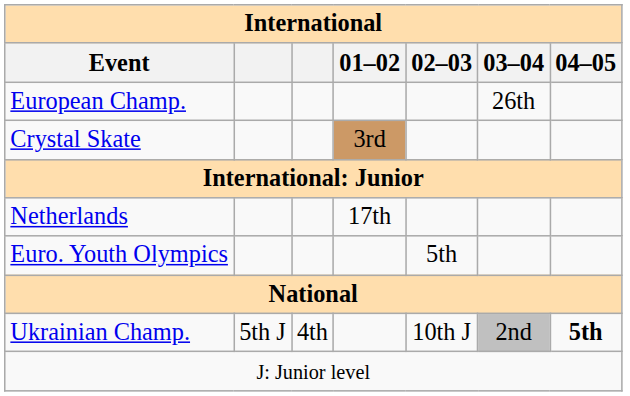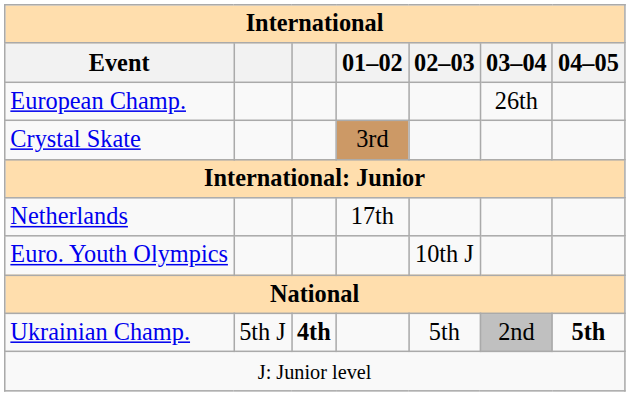(442, 255) 5th -> (444, 255) 10th J
(313, 332) normal -> (314, 332) bold
(442, 332) 10th J -> (444, 332) 5th
